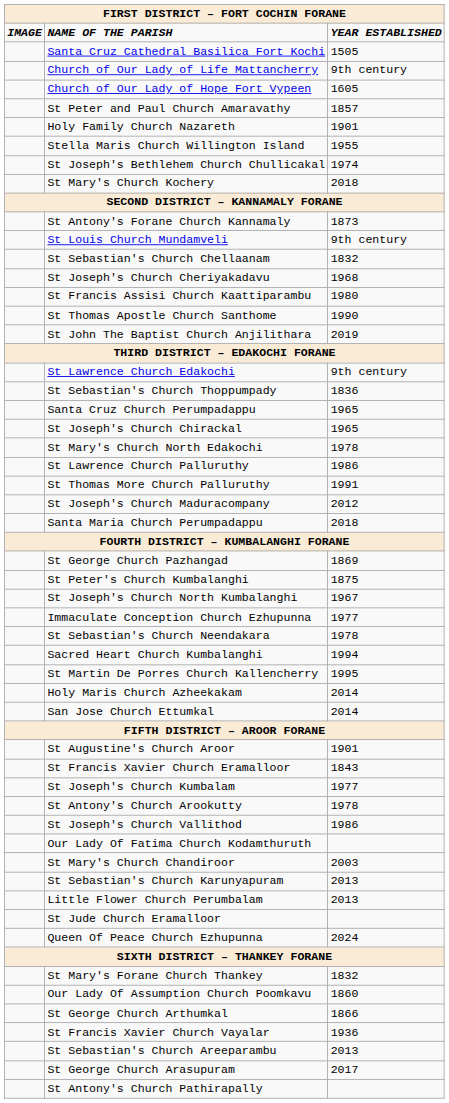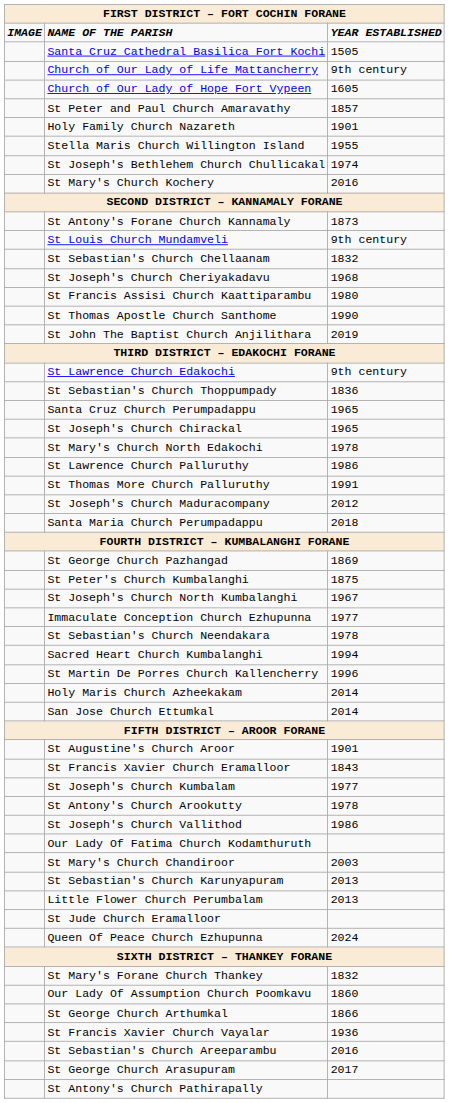(345, 184) 2018 -> (345, 184) 2016
(345, 674) 1995 -> (345, 674) 1996
(345, 1051) 2013 -> (345, 1051) 2016
